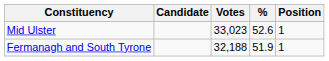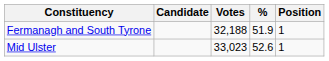rows swapped: (79, 47) <-> (31, 30)
